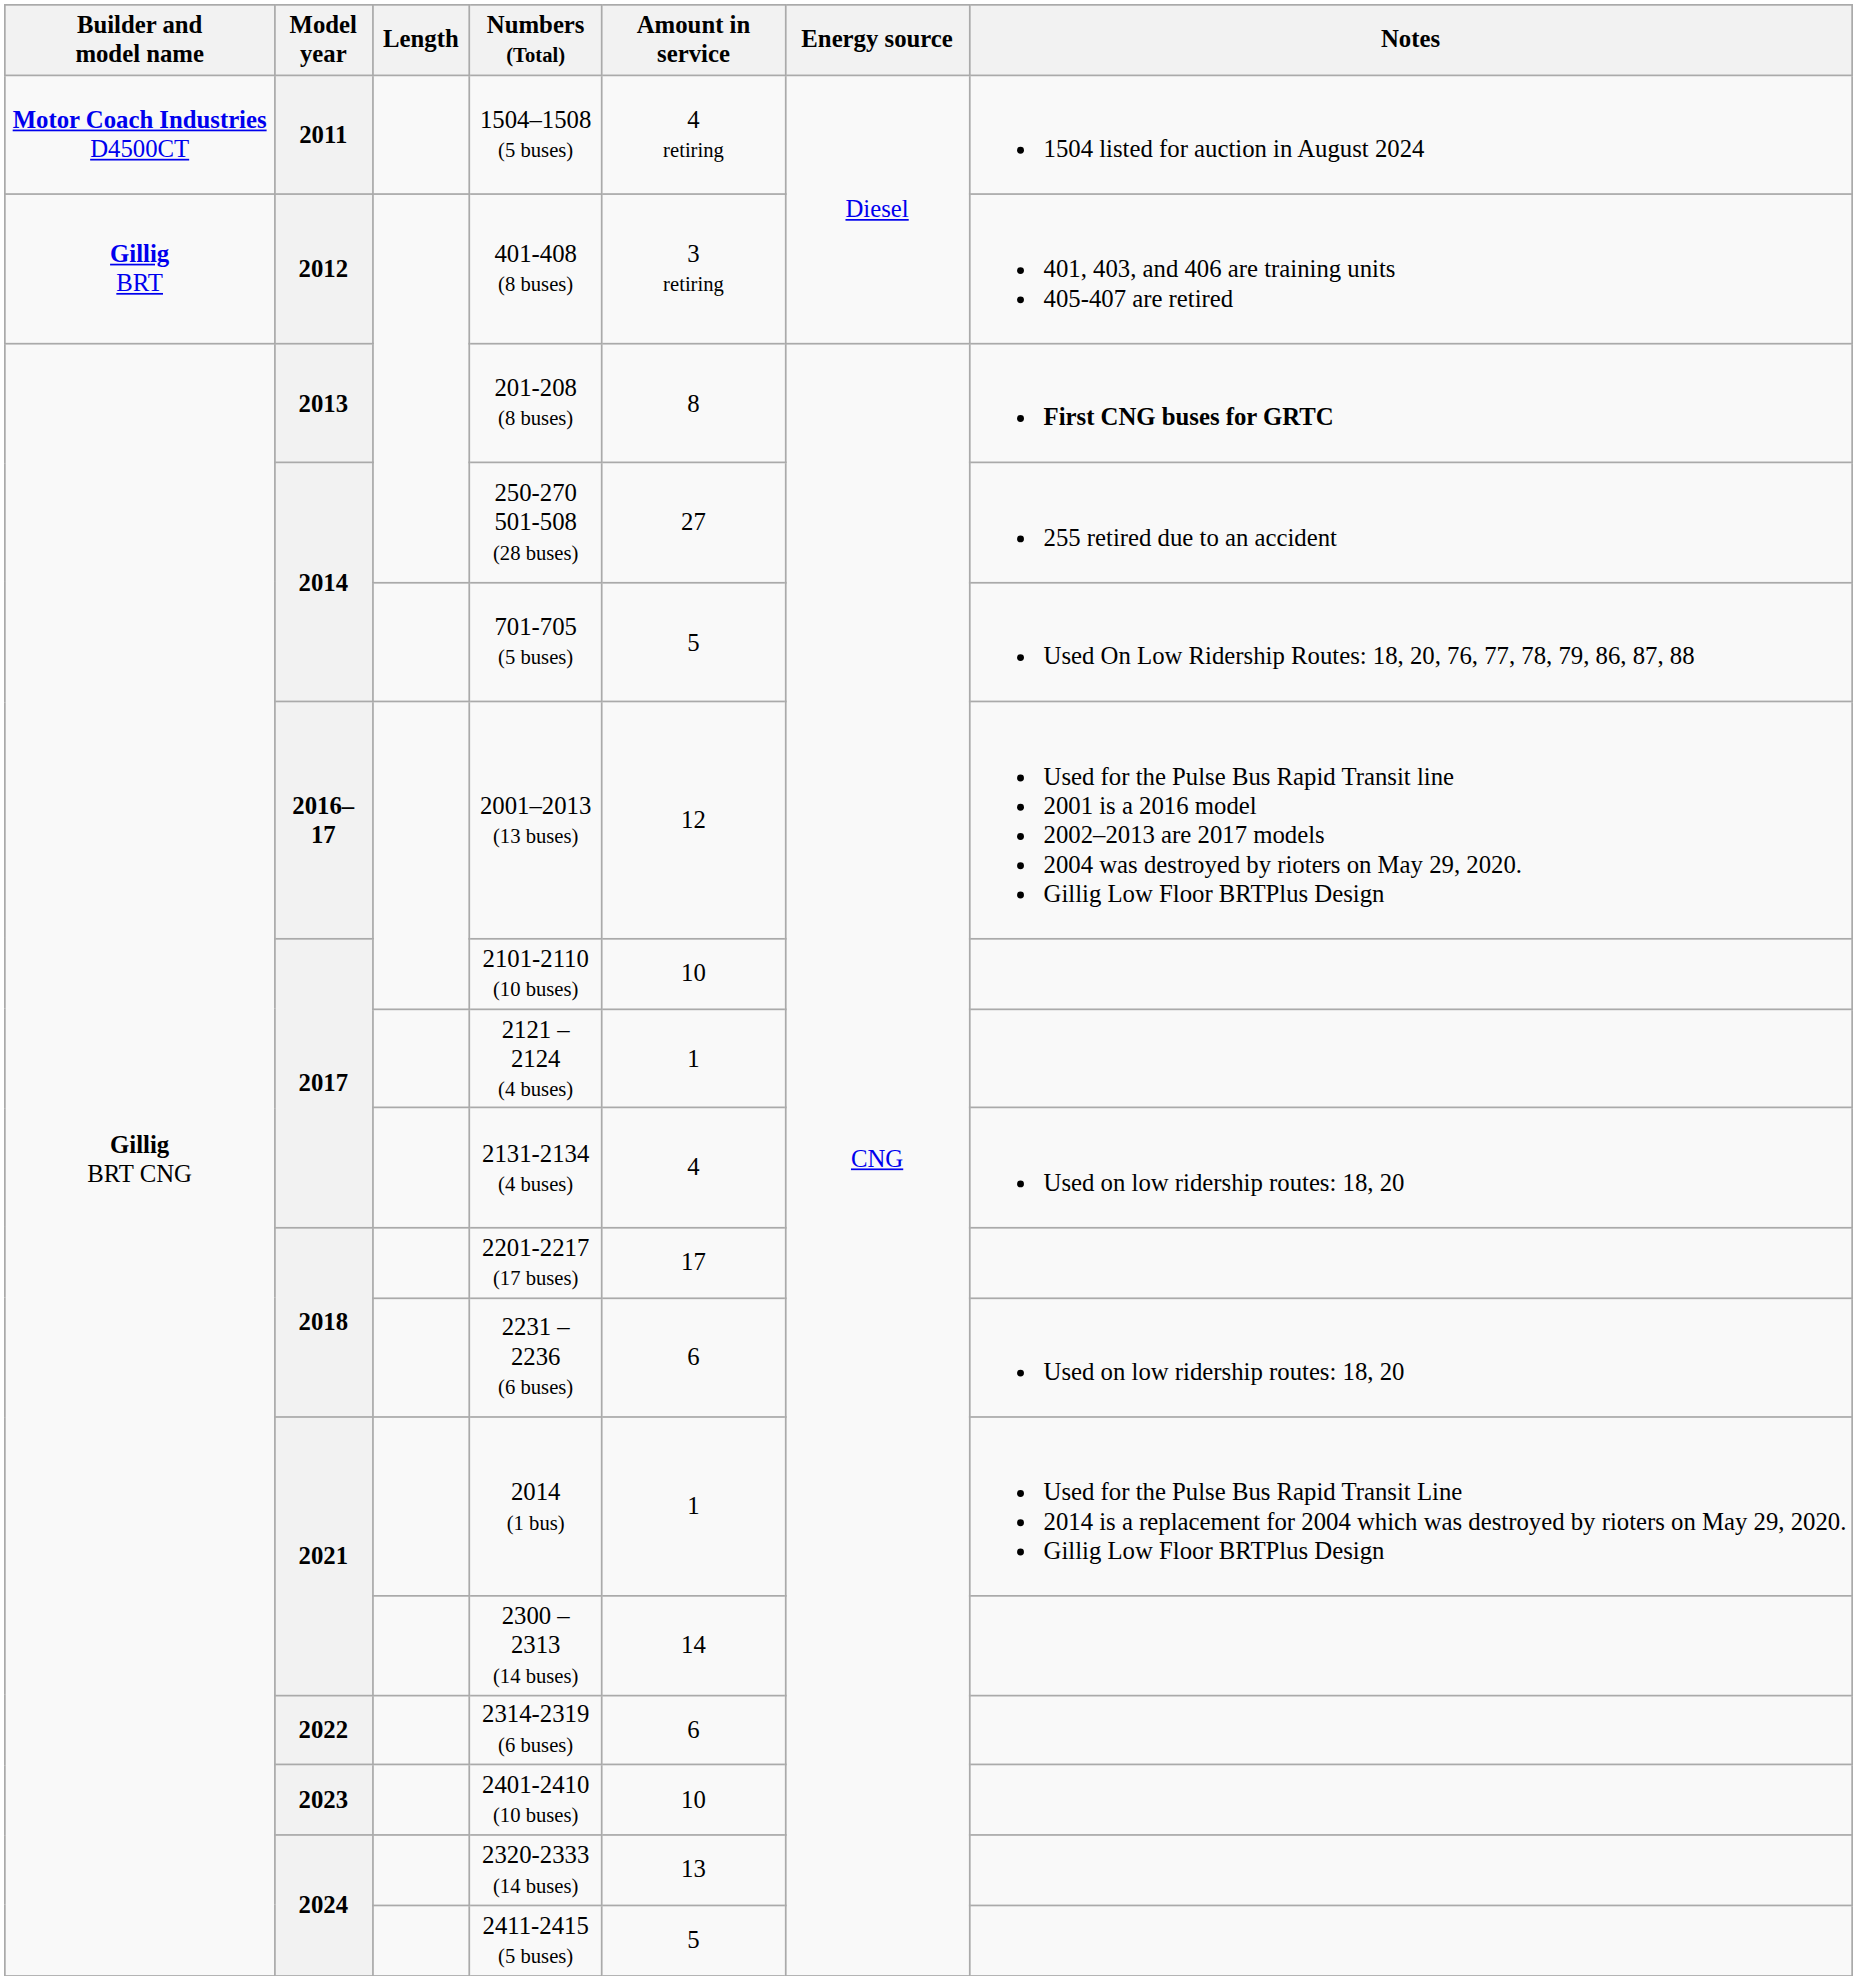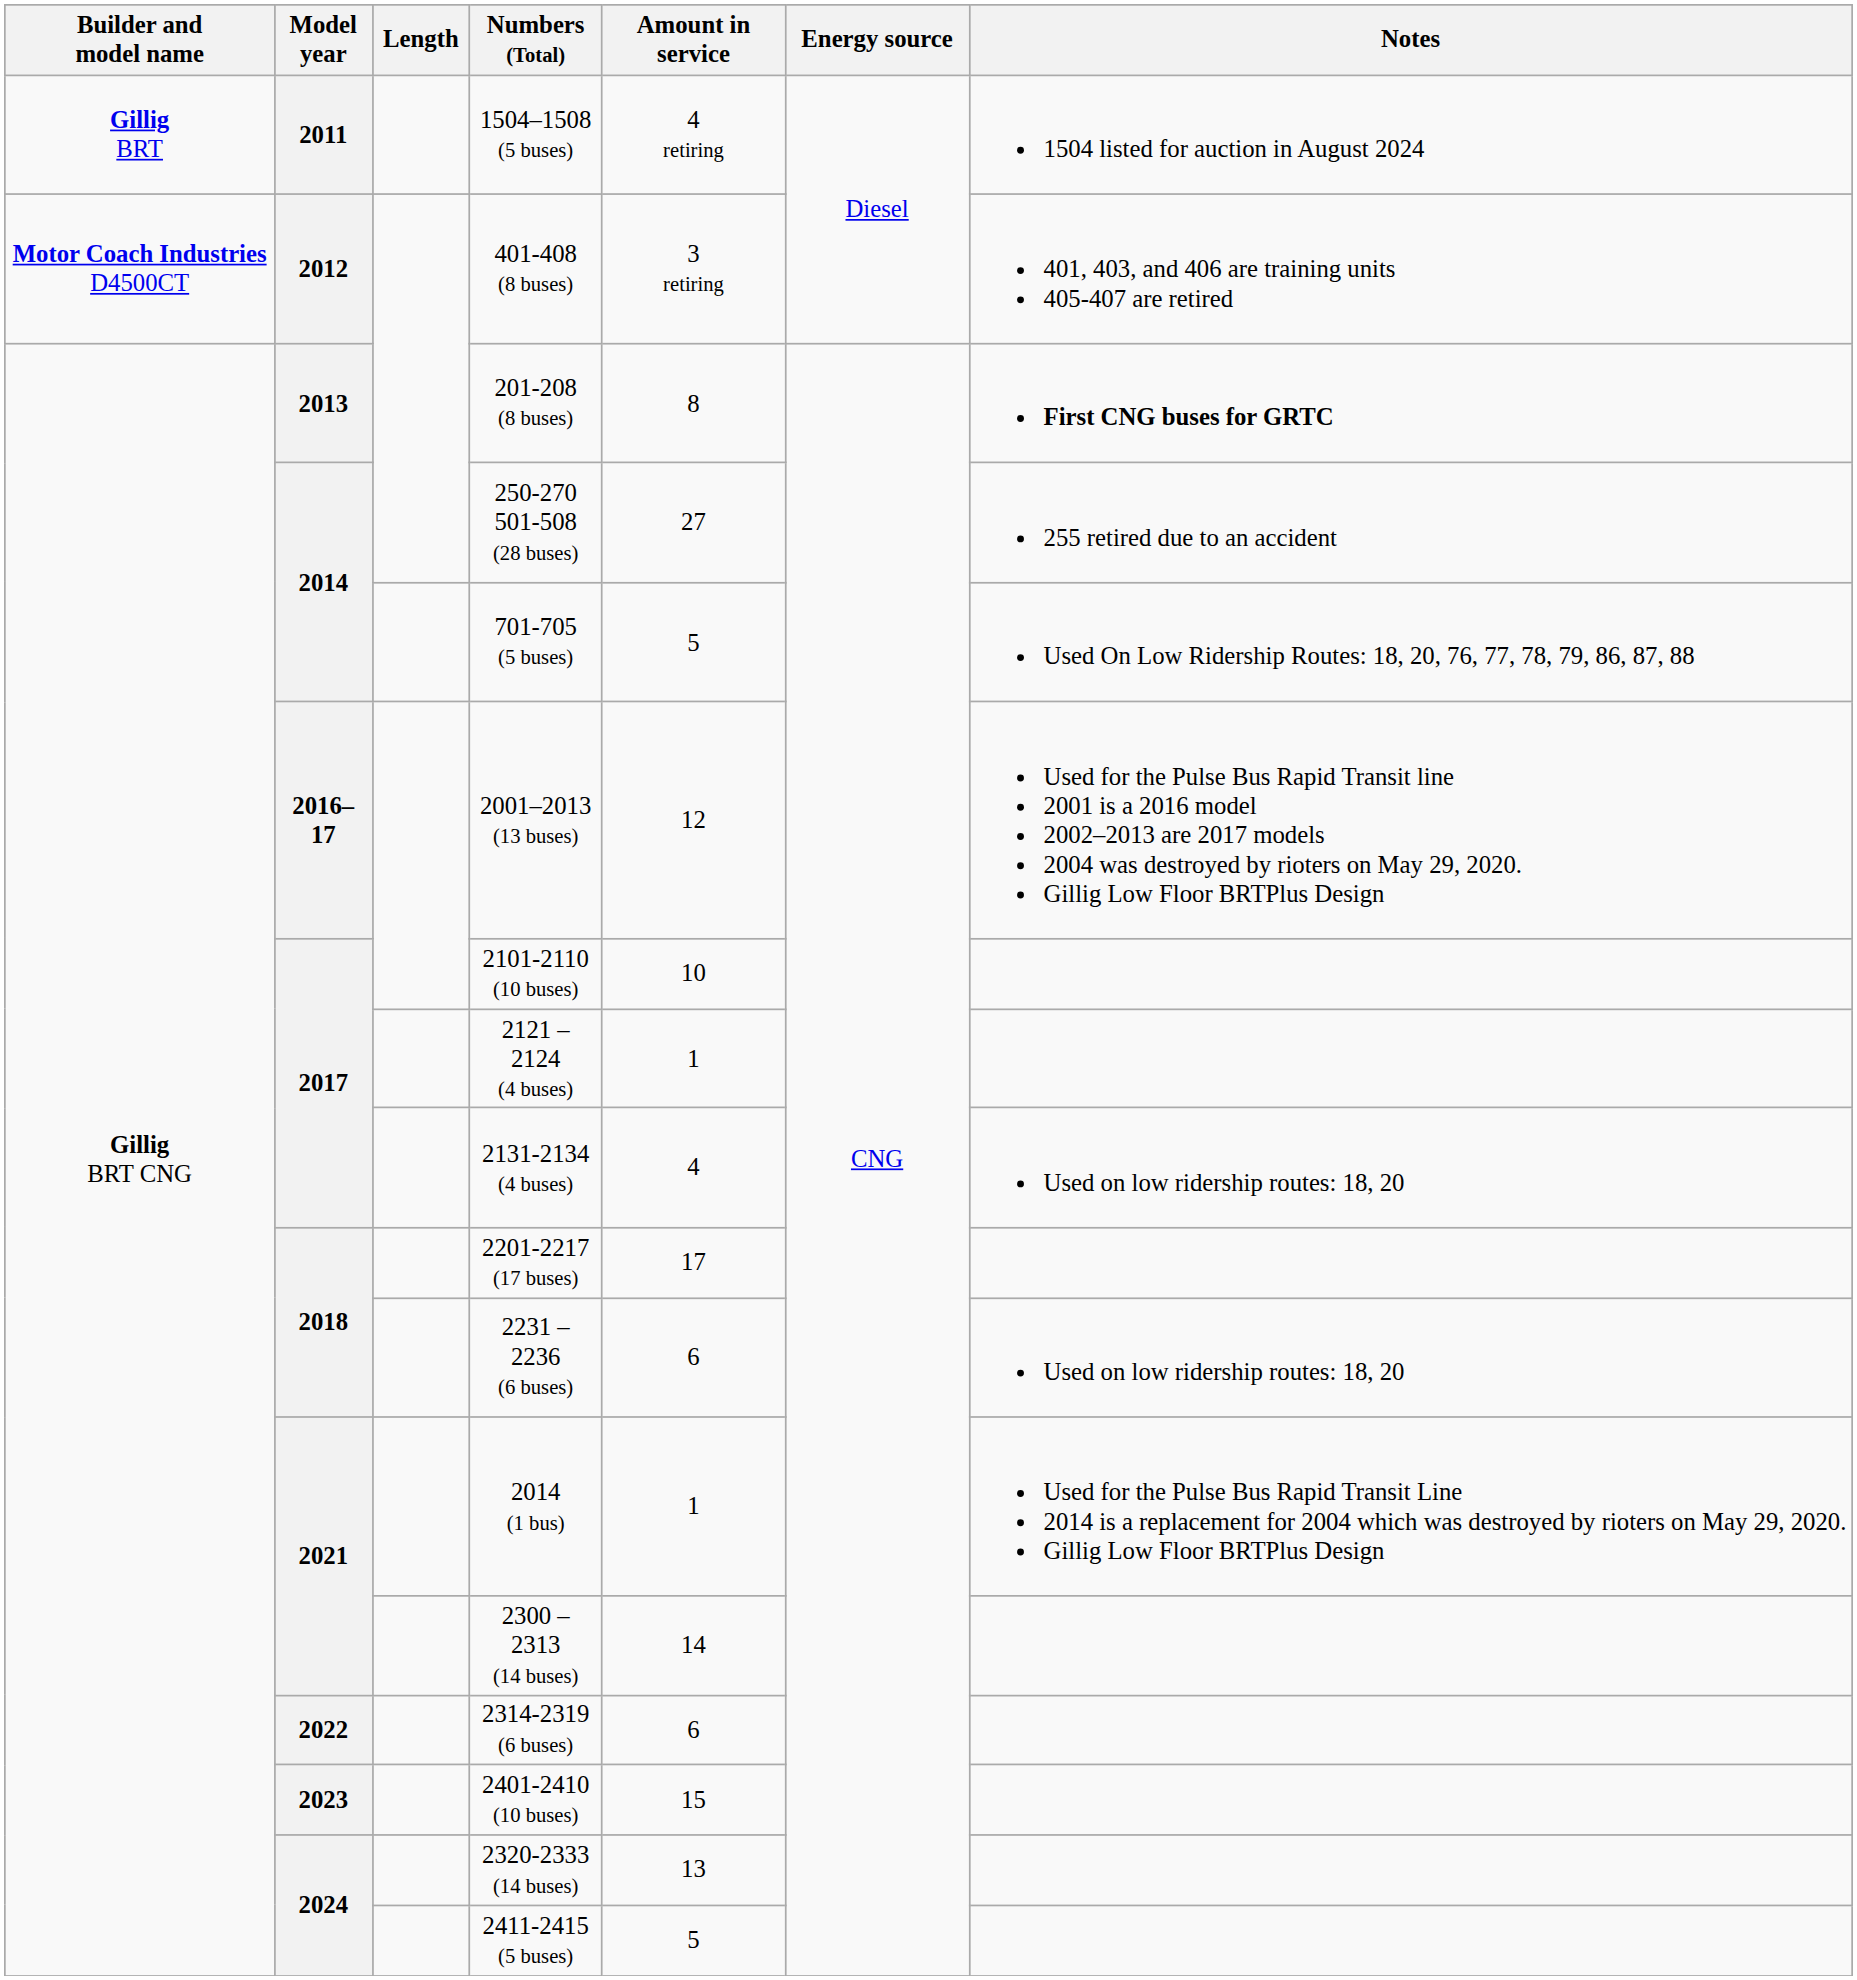(140, 134) Motor Coach Industries D4500CT -> (140, 134) Gillig BRT
(140, 268) Gillig BRT -> (140, 268) Motor Coach Industries D4500CT
(693, 1799) 10 -> (693, 1799) 15
